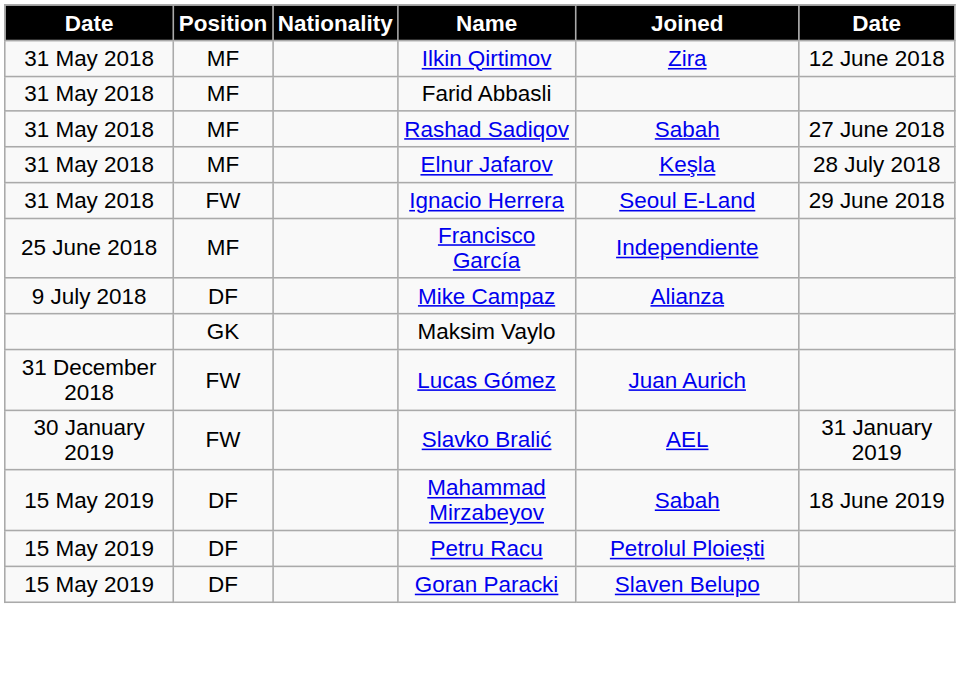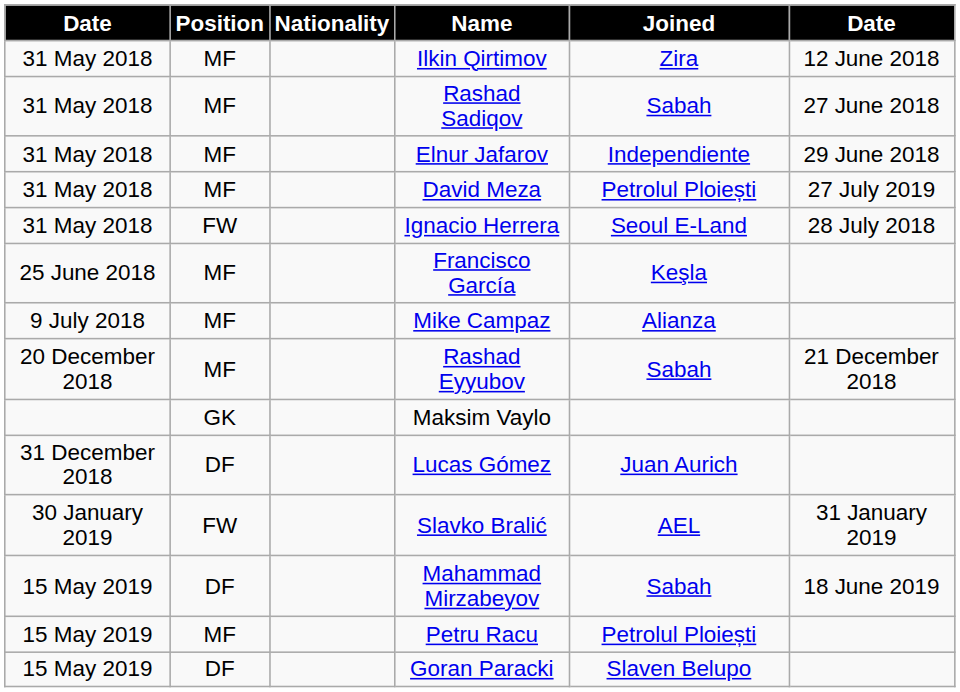- row: (487, 94)
(687, 165) Keşla -> (679, 154) Independiente
(877, 165) 28 July 2018 -> (871, 154) 29 June 2018
+ row: (482, 190)
(877, 200) 29 June 2018 -> (871, 225) 28 July 2018
(687, 248) Independiente -> (679, 273) Keşla
(223, 296) DF -> (220, 321) MF
+ row: (482, 369)
(223, 380) FW -> (220, 465) DF
(223, 549) DF -> (220, 634) MF
